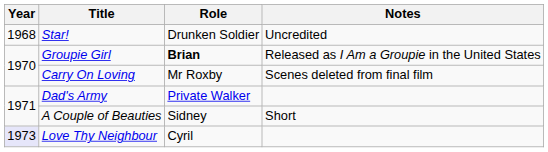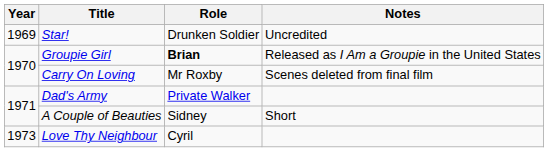(22, 34) 1968 -> (22, 34) 1969
(22, 136) lavender background -> (22, 136) no background
